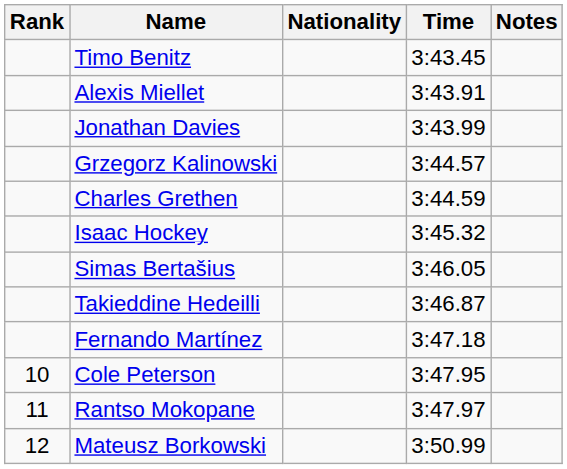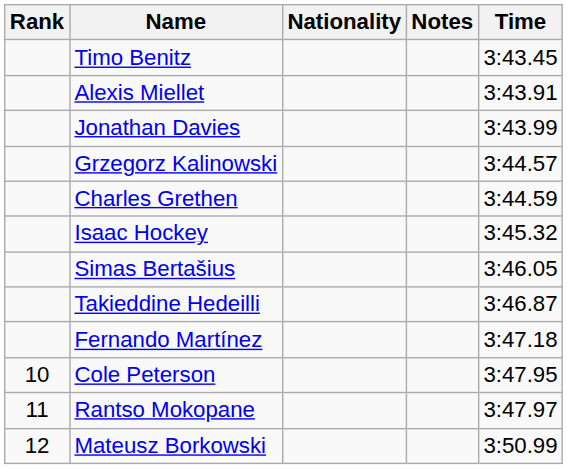columns swapped: (448, 22) <-> (527, 22)
